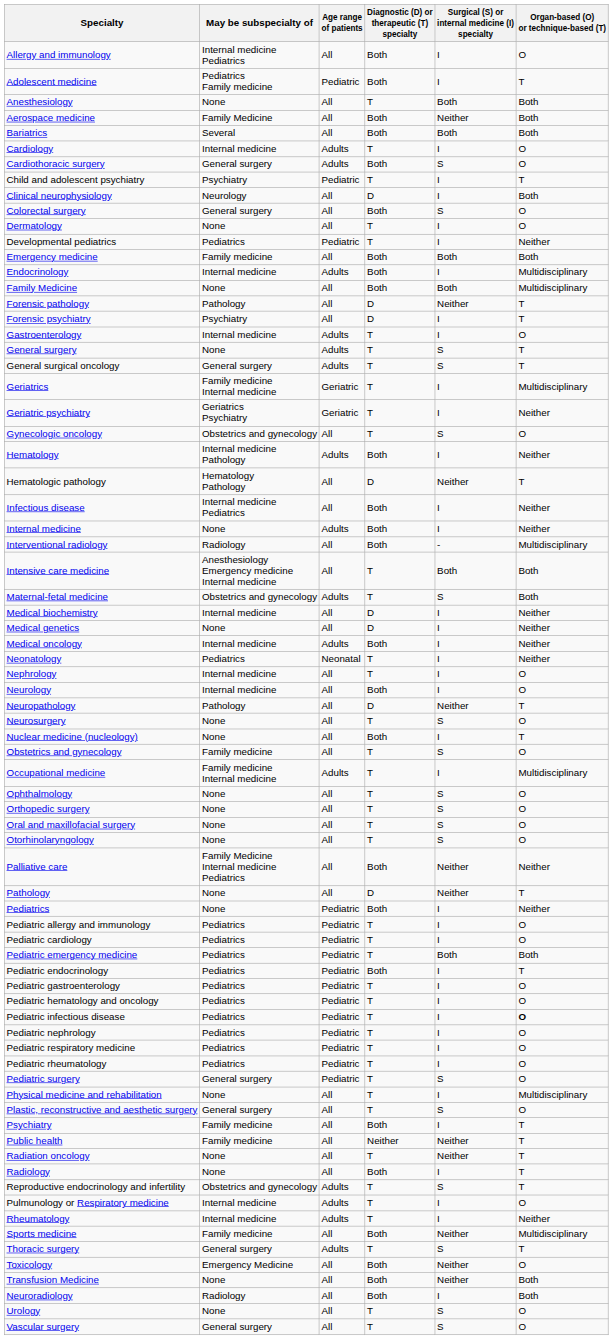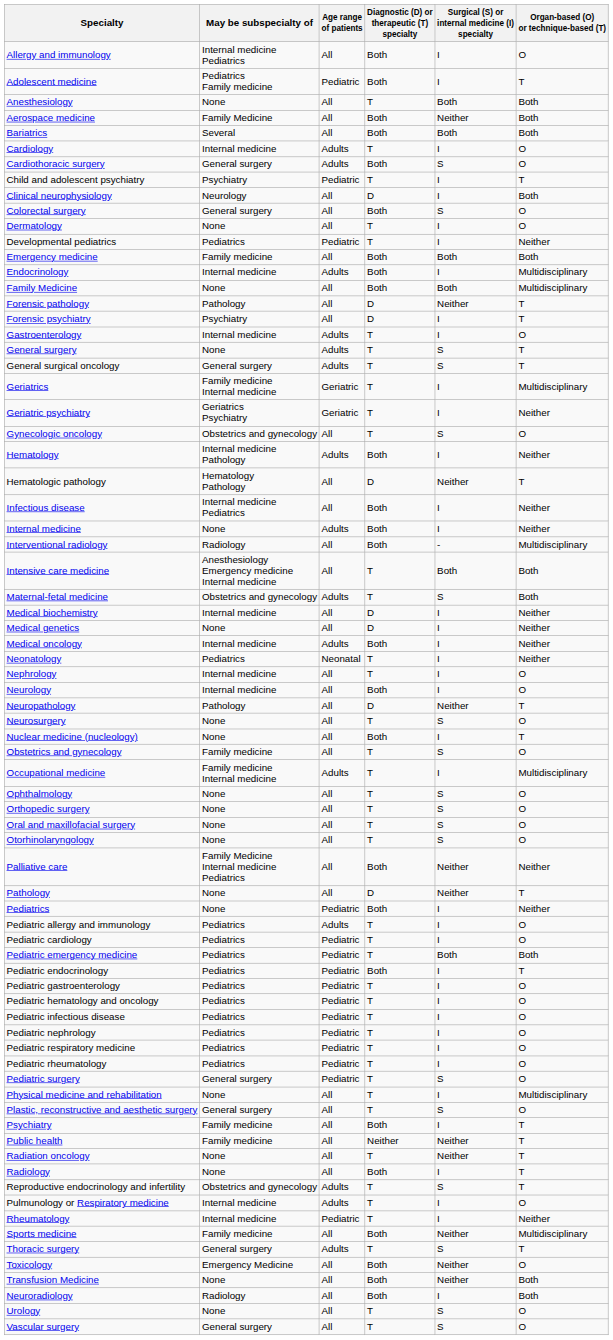(341, 924) Pediatric -> (335, 924) Adults
(522, 1017) bold -> (522, 1017) normal
(335, 1218) Adults -> (341, 1218) Pediatric
